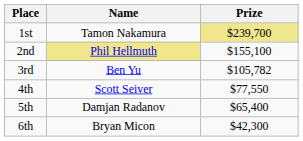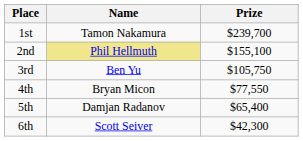(249, 32) khaki background -> (249, 32) no background
(249, 70) $105,782 -> (249, 70) $105,750
(124, 88) Scott Seiver -> (124, 88) Bryan Micon
(124, 126) Bryan Micon -> (124, 126) Scott Seiver
